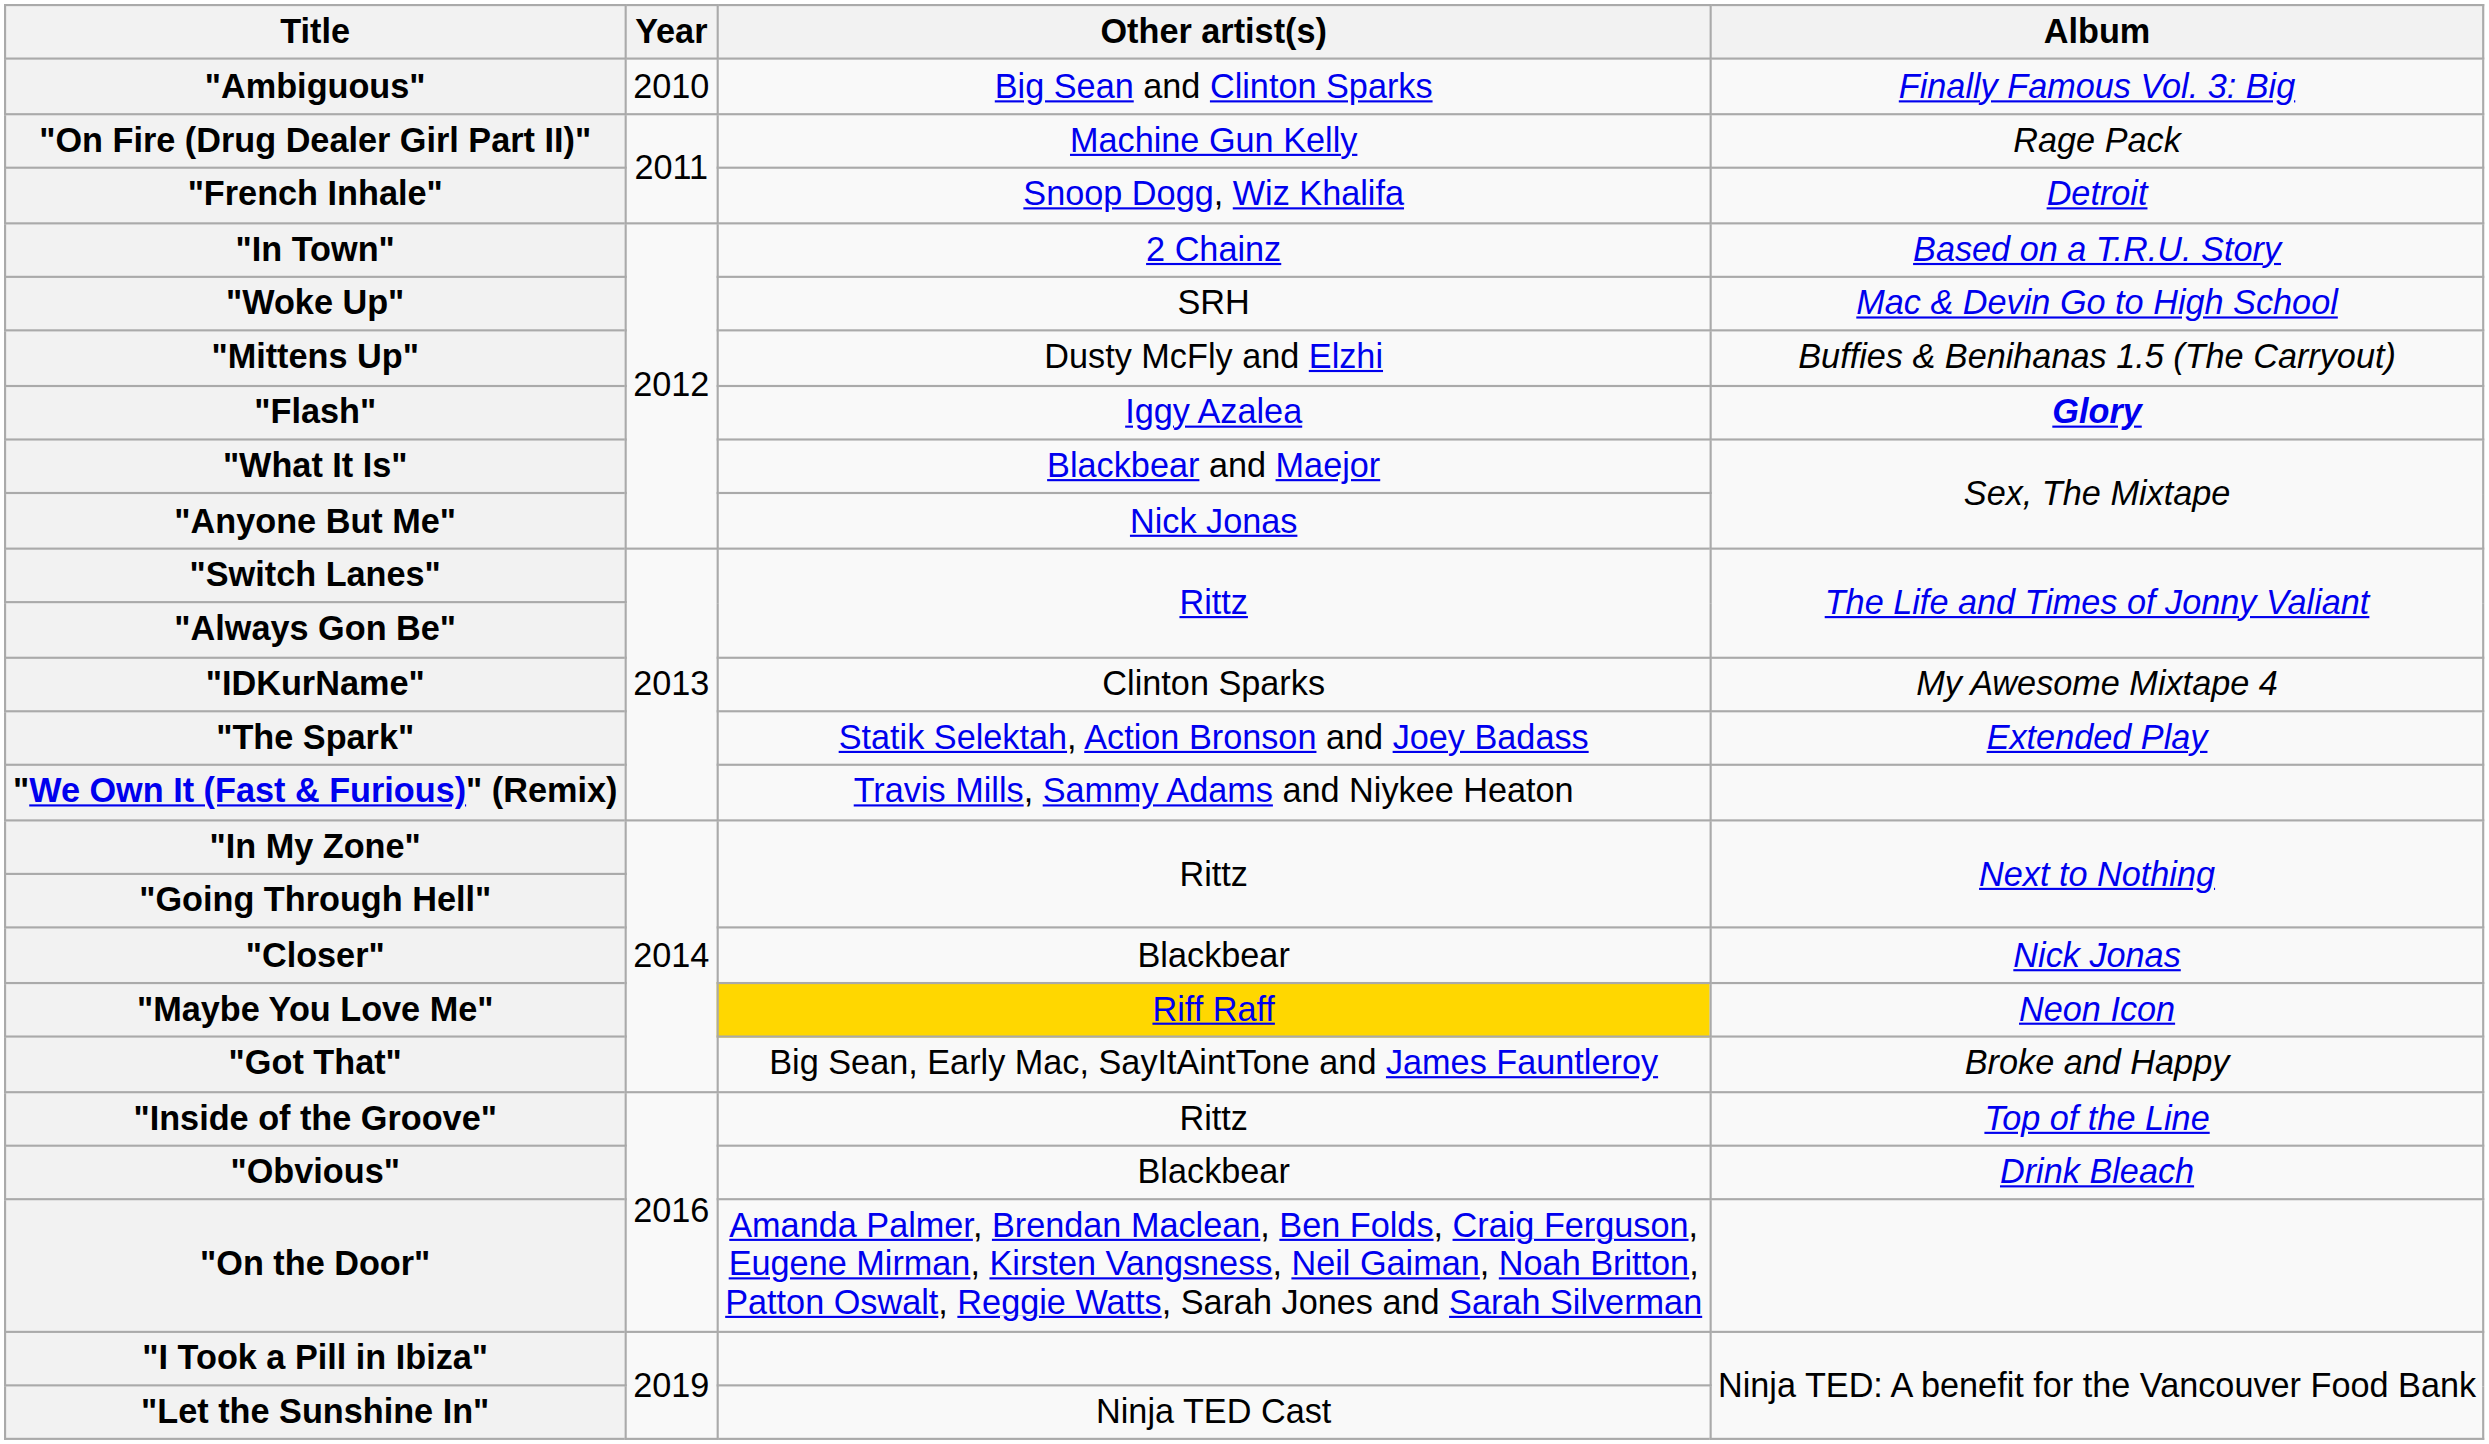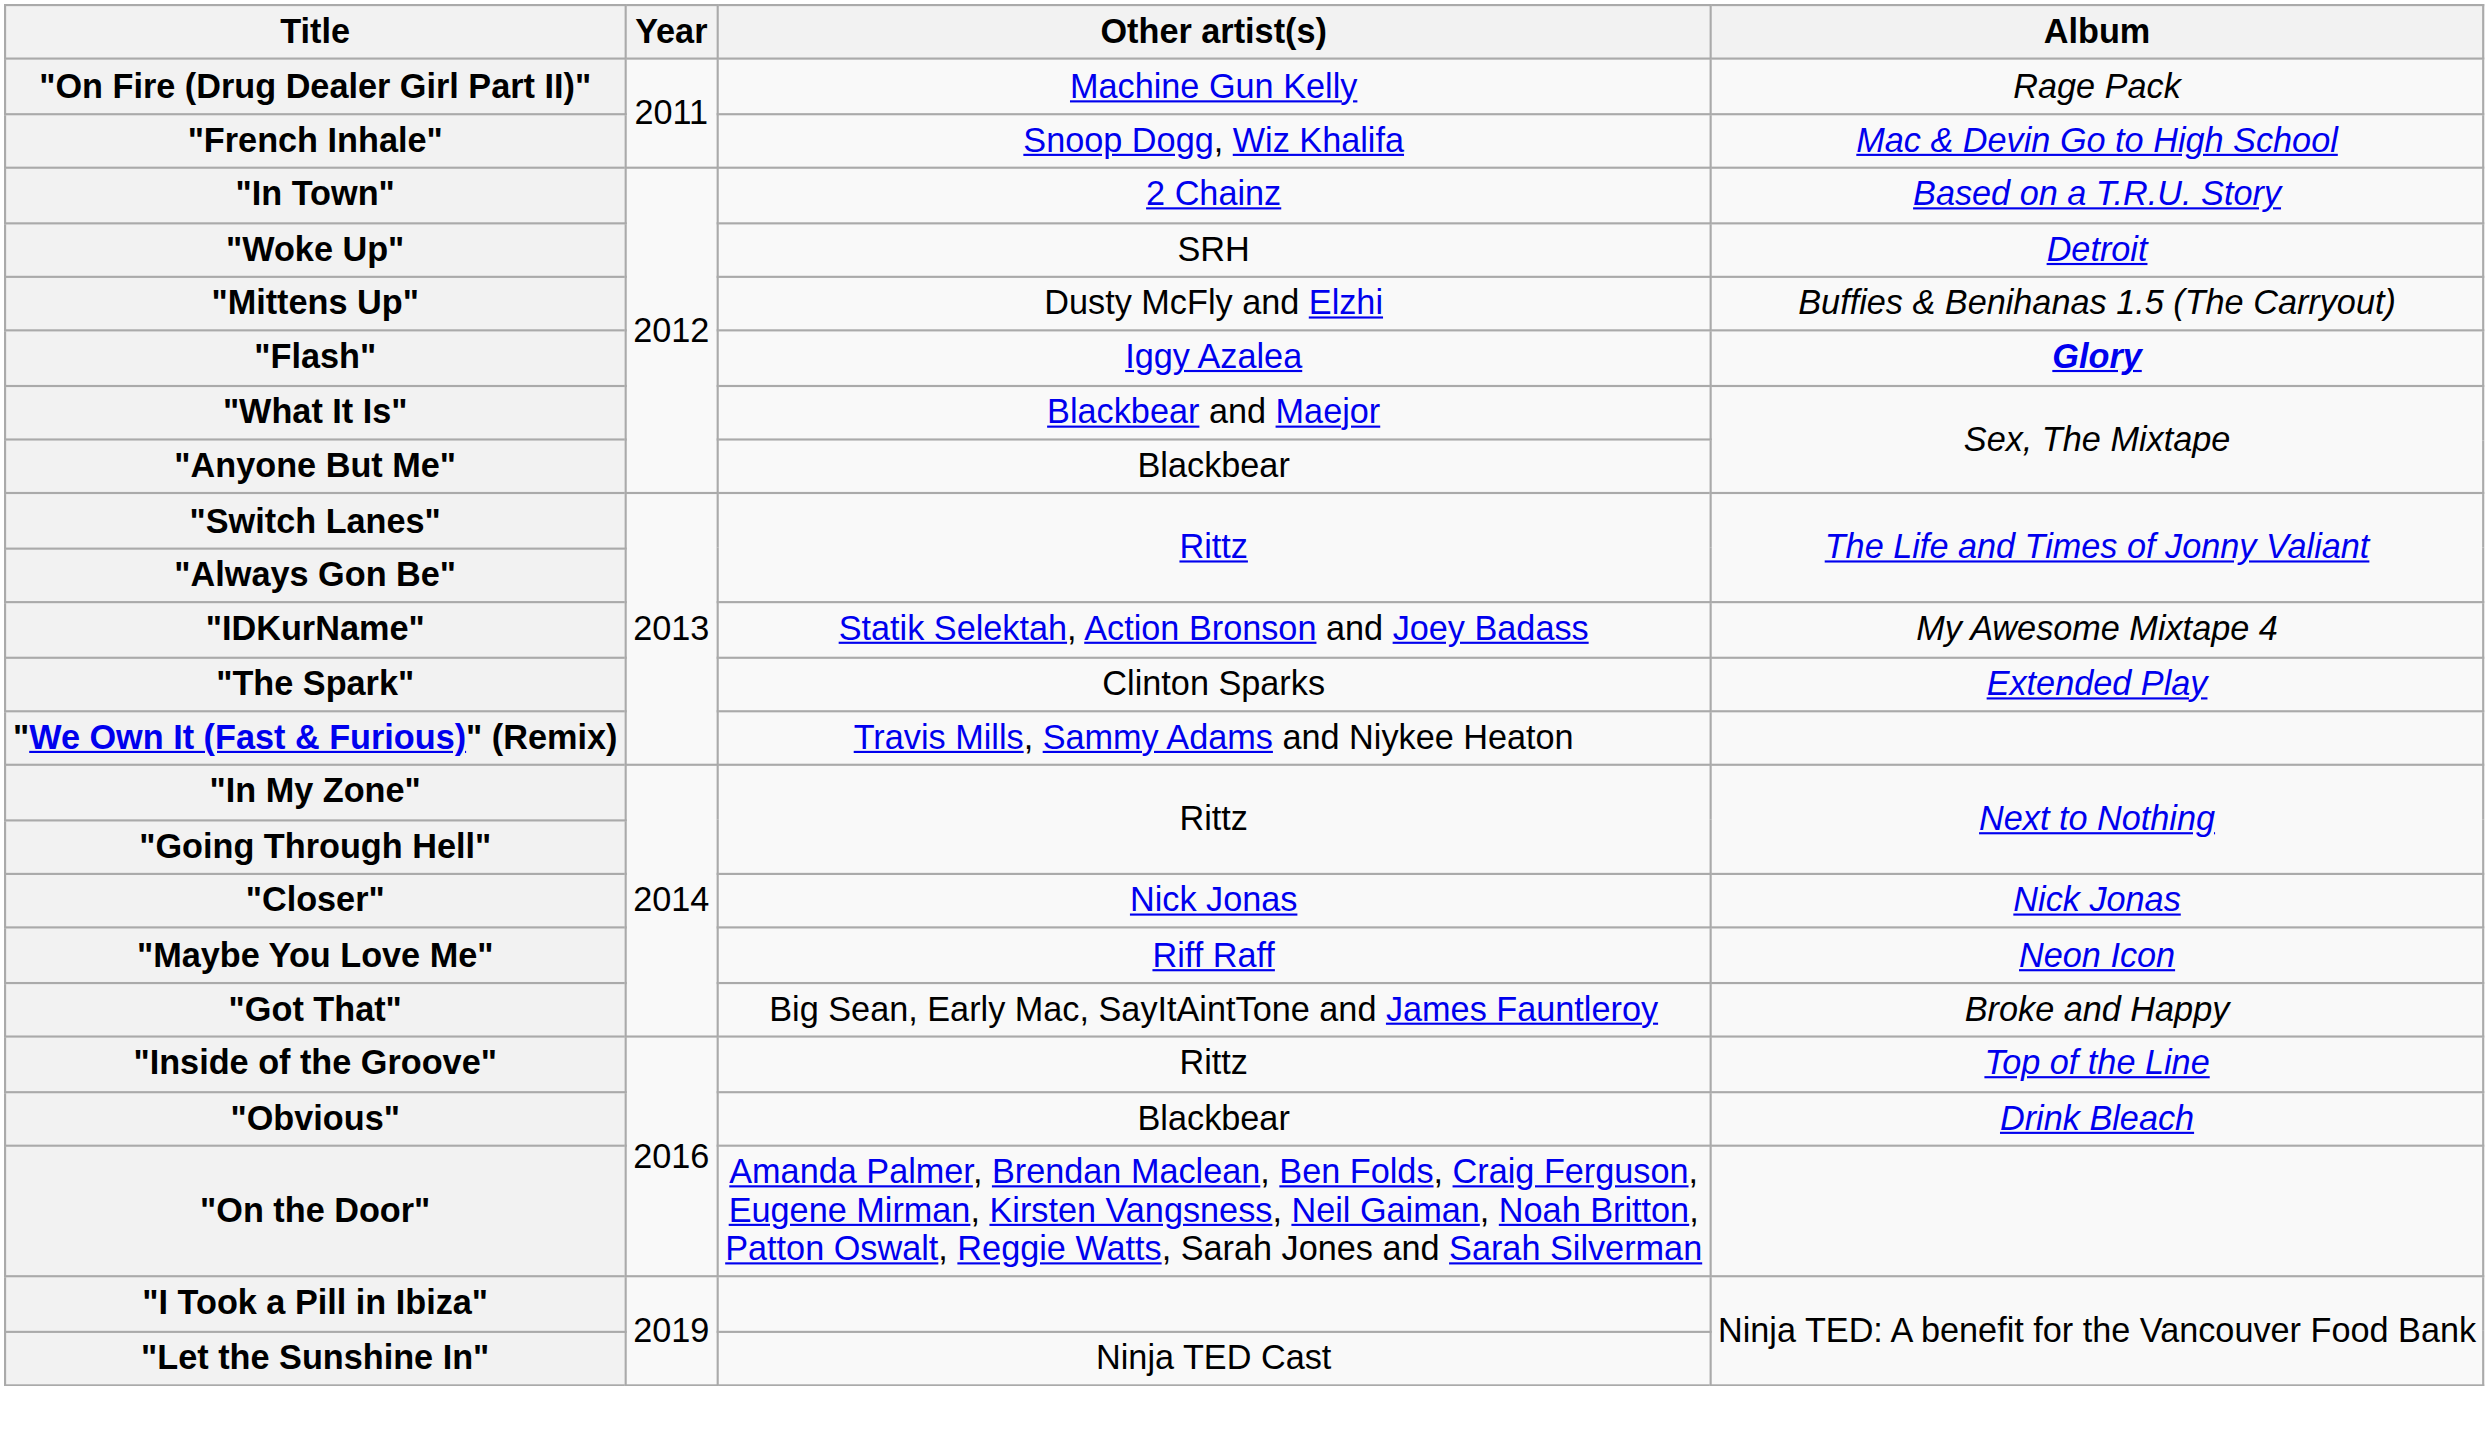- row: (315, 85)
(2097, 194) Detroit -> (2097, 140) Mac & Devin Go to High School
(2097, 303) Mac & Devin Go to High School -> (2097, 248) Detroit
(1214, 520) Nick Jonas -> (1214, 466) Blackbear
(1214, 683) Clinton Sparks -> (1214, 628) Statik Selektah, Action Bronson and Joey Badass
(1214, 737) Statik Selektah, Action Bronson and Joey Badass -> (1214, 683) Clinton Sparks
(1214, 954) Blackbear -> (1214, 900) Nick Jonas
(1214, 1009) gold background -> (1214, 954) no background
